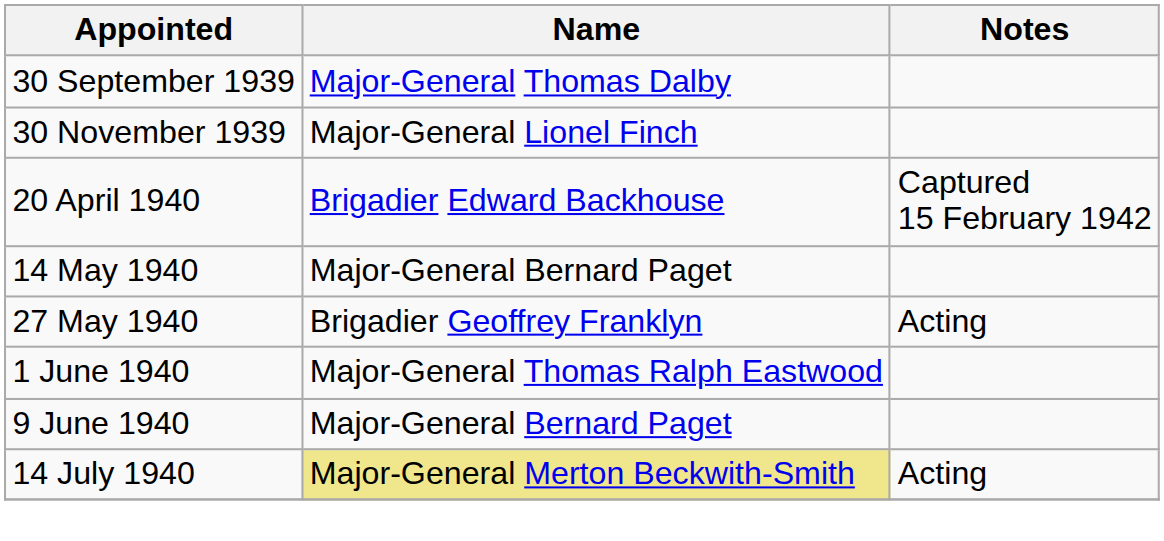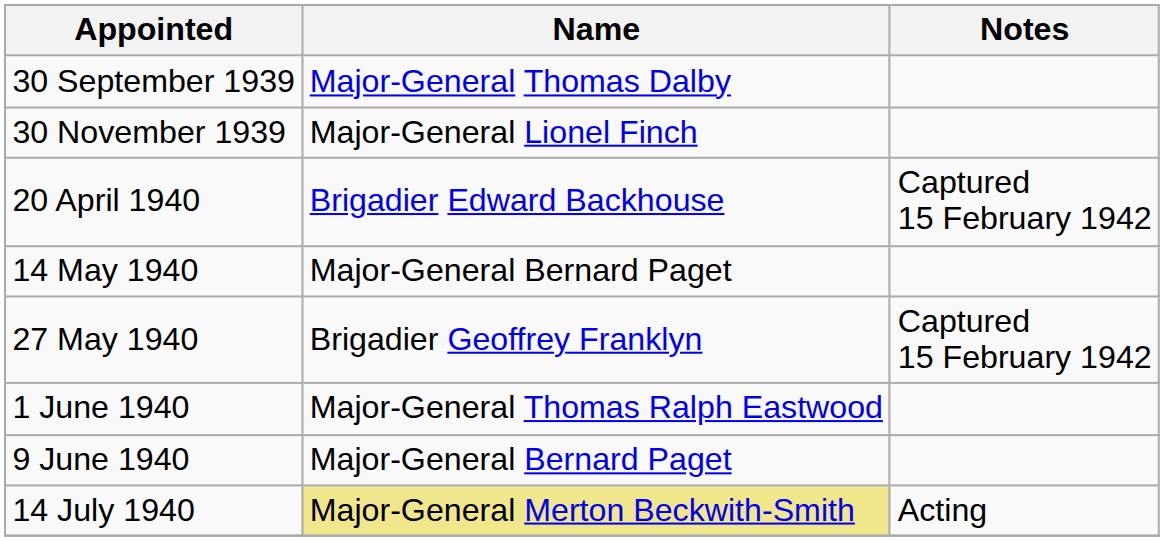(942, 321) Acting -> (1025, 339) Captured 15 February 1942
